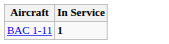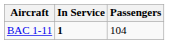+ column: (136, 13)
